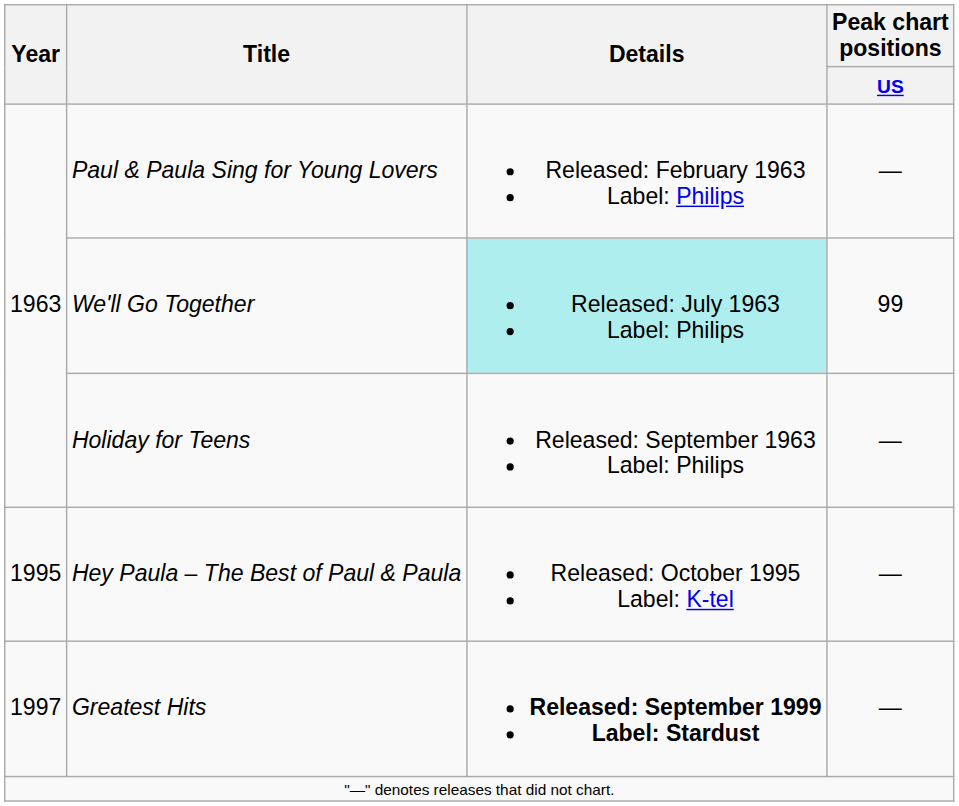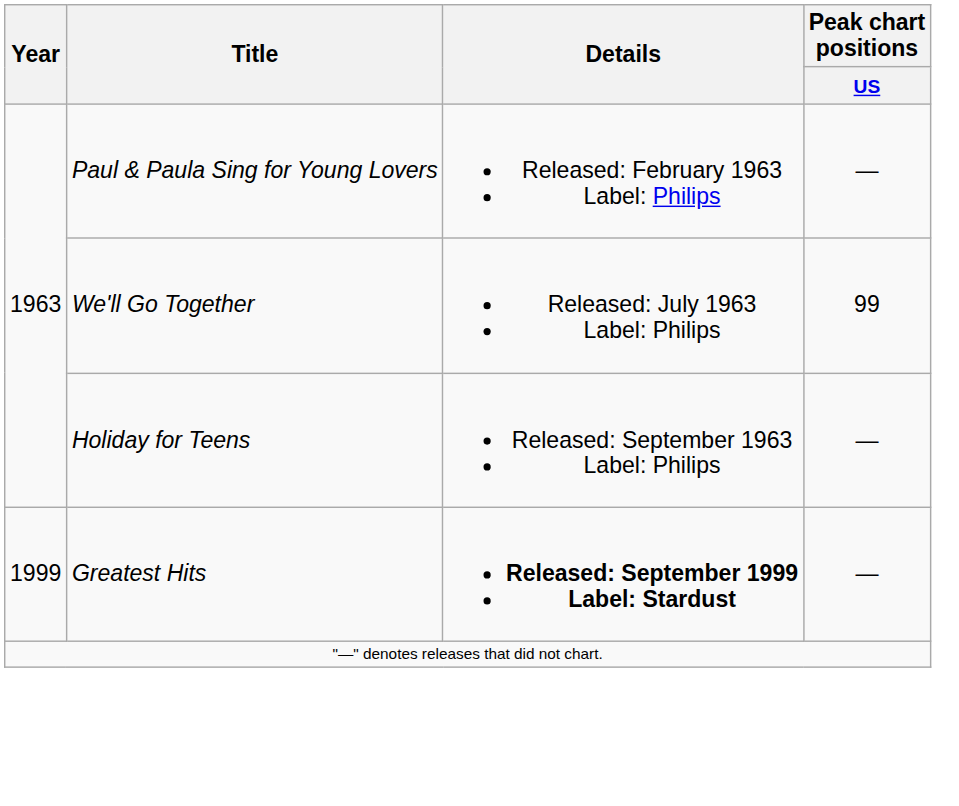(647, 318) paleturquoise background -> (623, 318) no background
- row: (267, 574)
(36, 708) 1997 -> (36, 574) 1999
